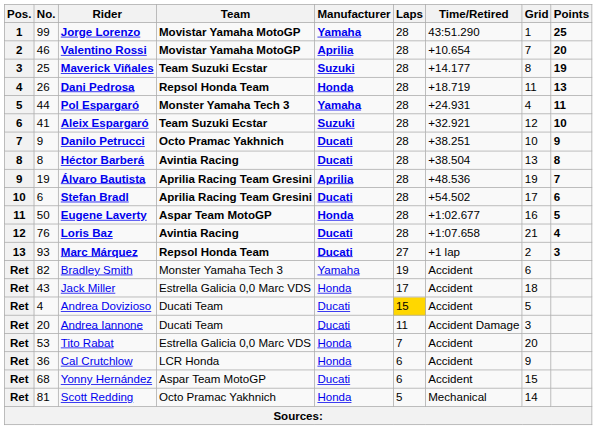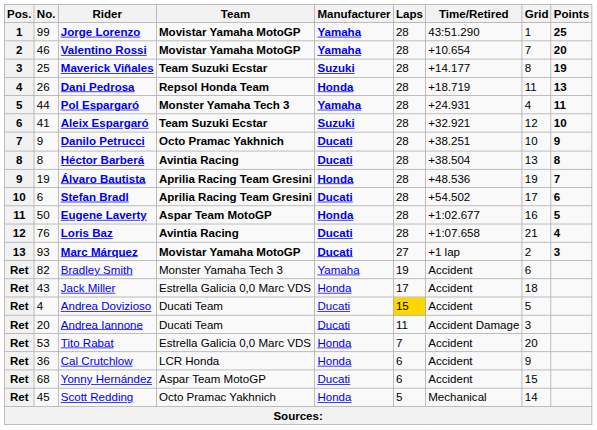(335, 50) Aprilia -> (339, 50) Yamaha
(335, 178) Aprilia -> (335, 178) Honda
(214, 251) Repsol Honda Team -> (230, 251) Movistar Yamaha MotoGP
(43, 398) 81 -> (43, 398) 45
